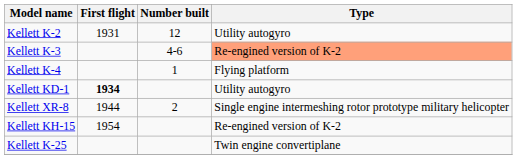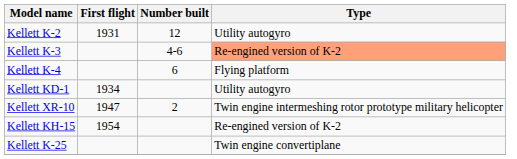(175, 70) 1 -> (175, 70) 6
(108, 88) bold -> (108, 88) normal
- row: (38, 107)
+ row: (41, 107)
